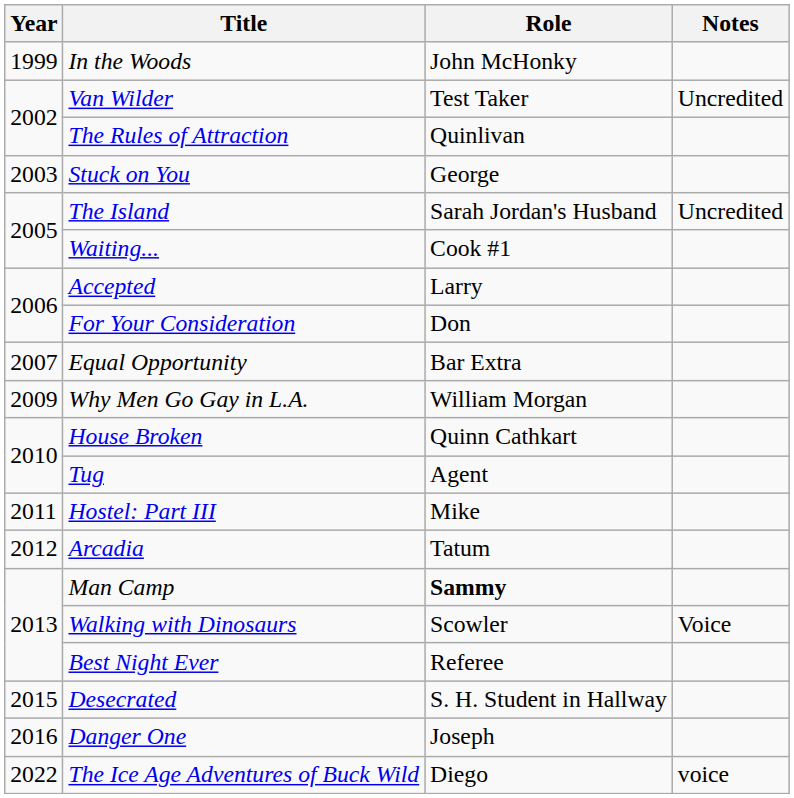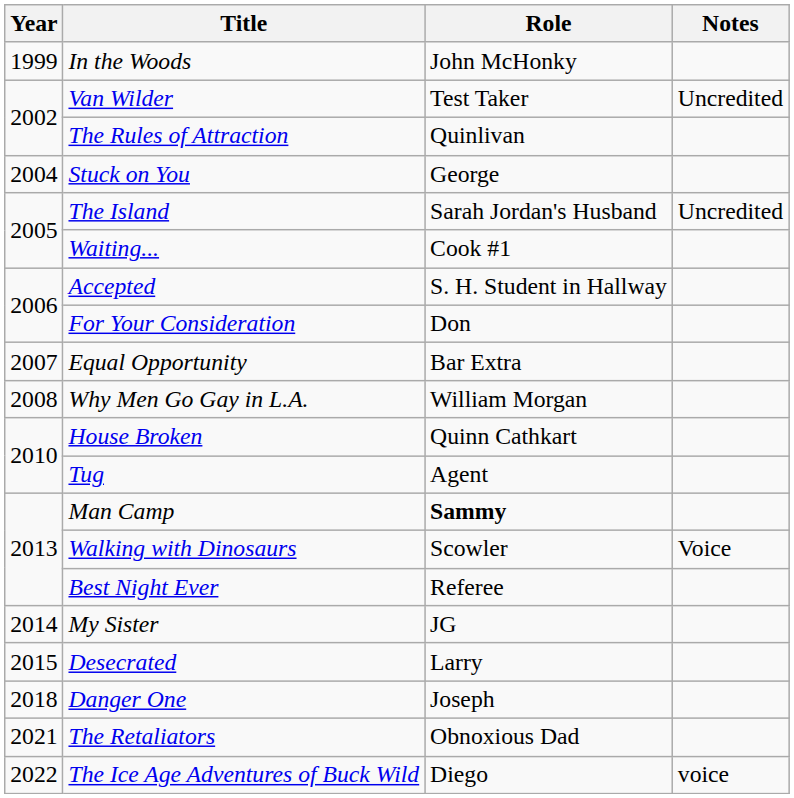(34, 173) 2003 -> (34, 173) 2004
(456, 286) Larry -> (549, 286) S. H. Student in Hallway
(34, 398) 2009 -> (34, 398) 2008
- row: (142, 511)
- row: (106, 549)
+ row: (114, 624)
(549, 699) S. H. Student in Hallway -> (456, 661) Larry
(34, 736) 2016 -> (34, 699) 2018
+ row: (142, 736)
